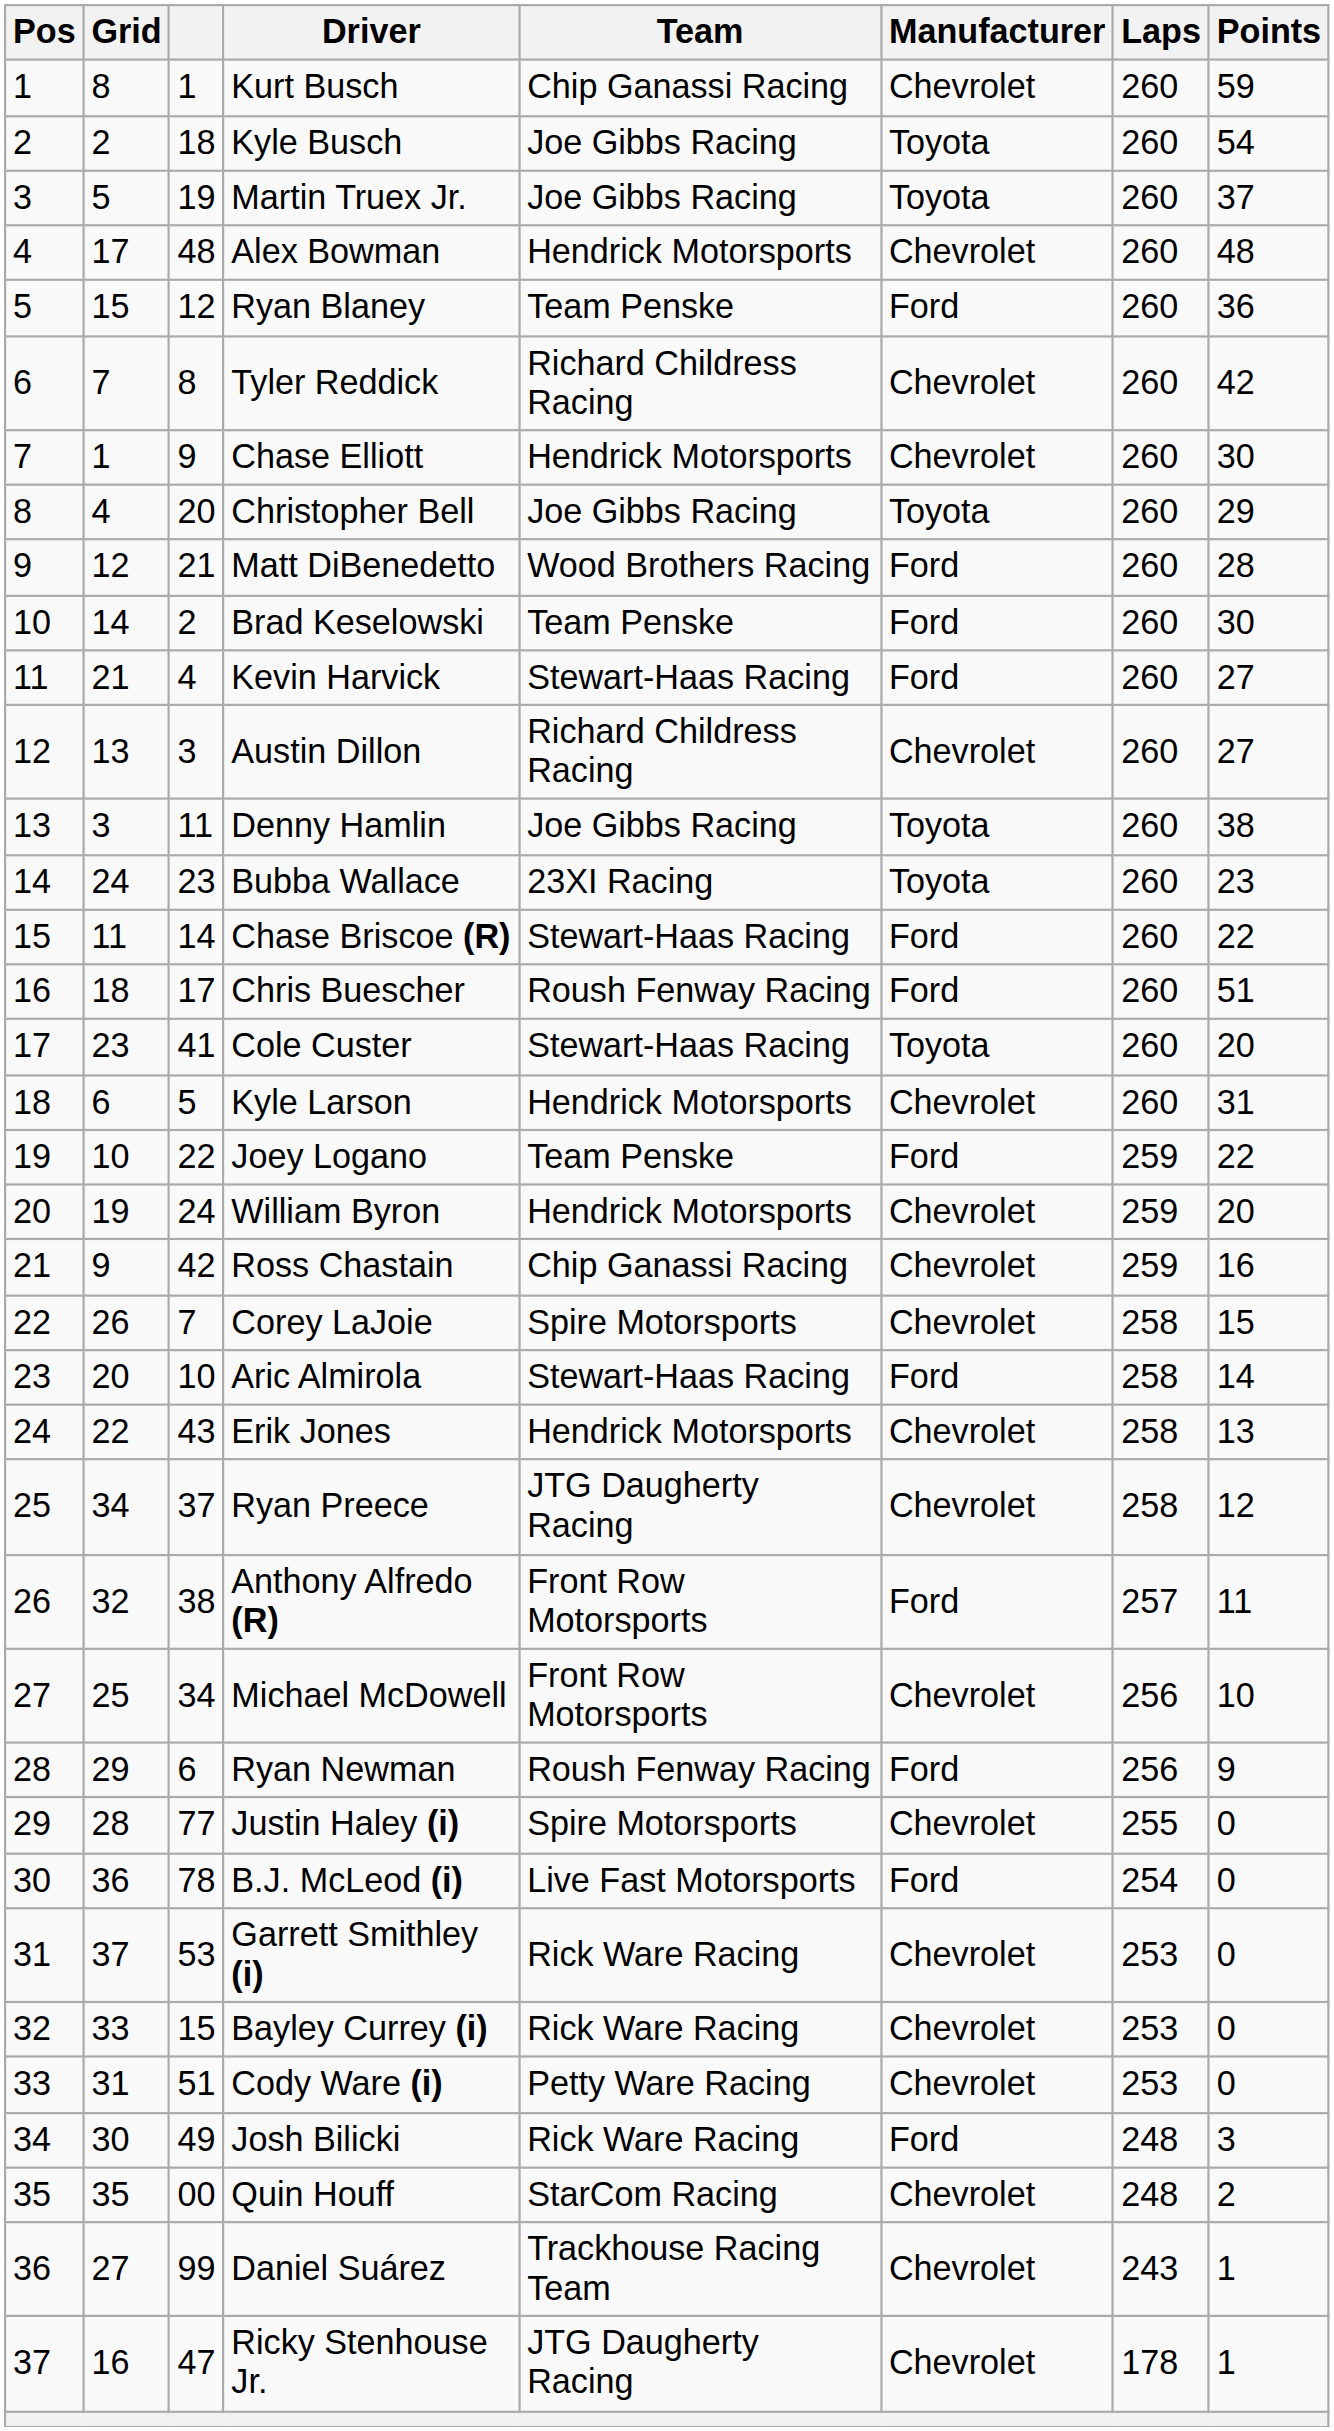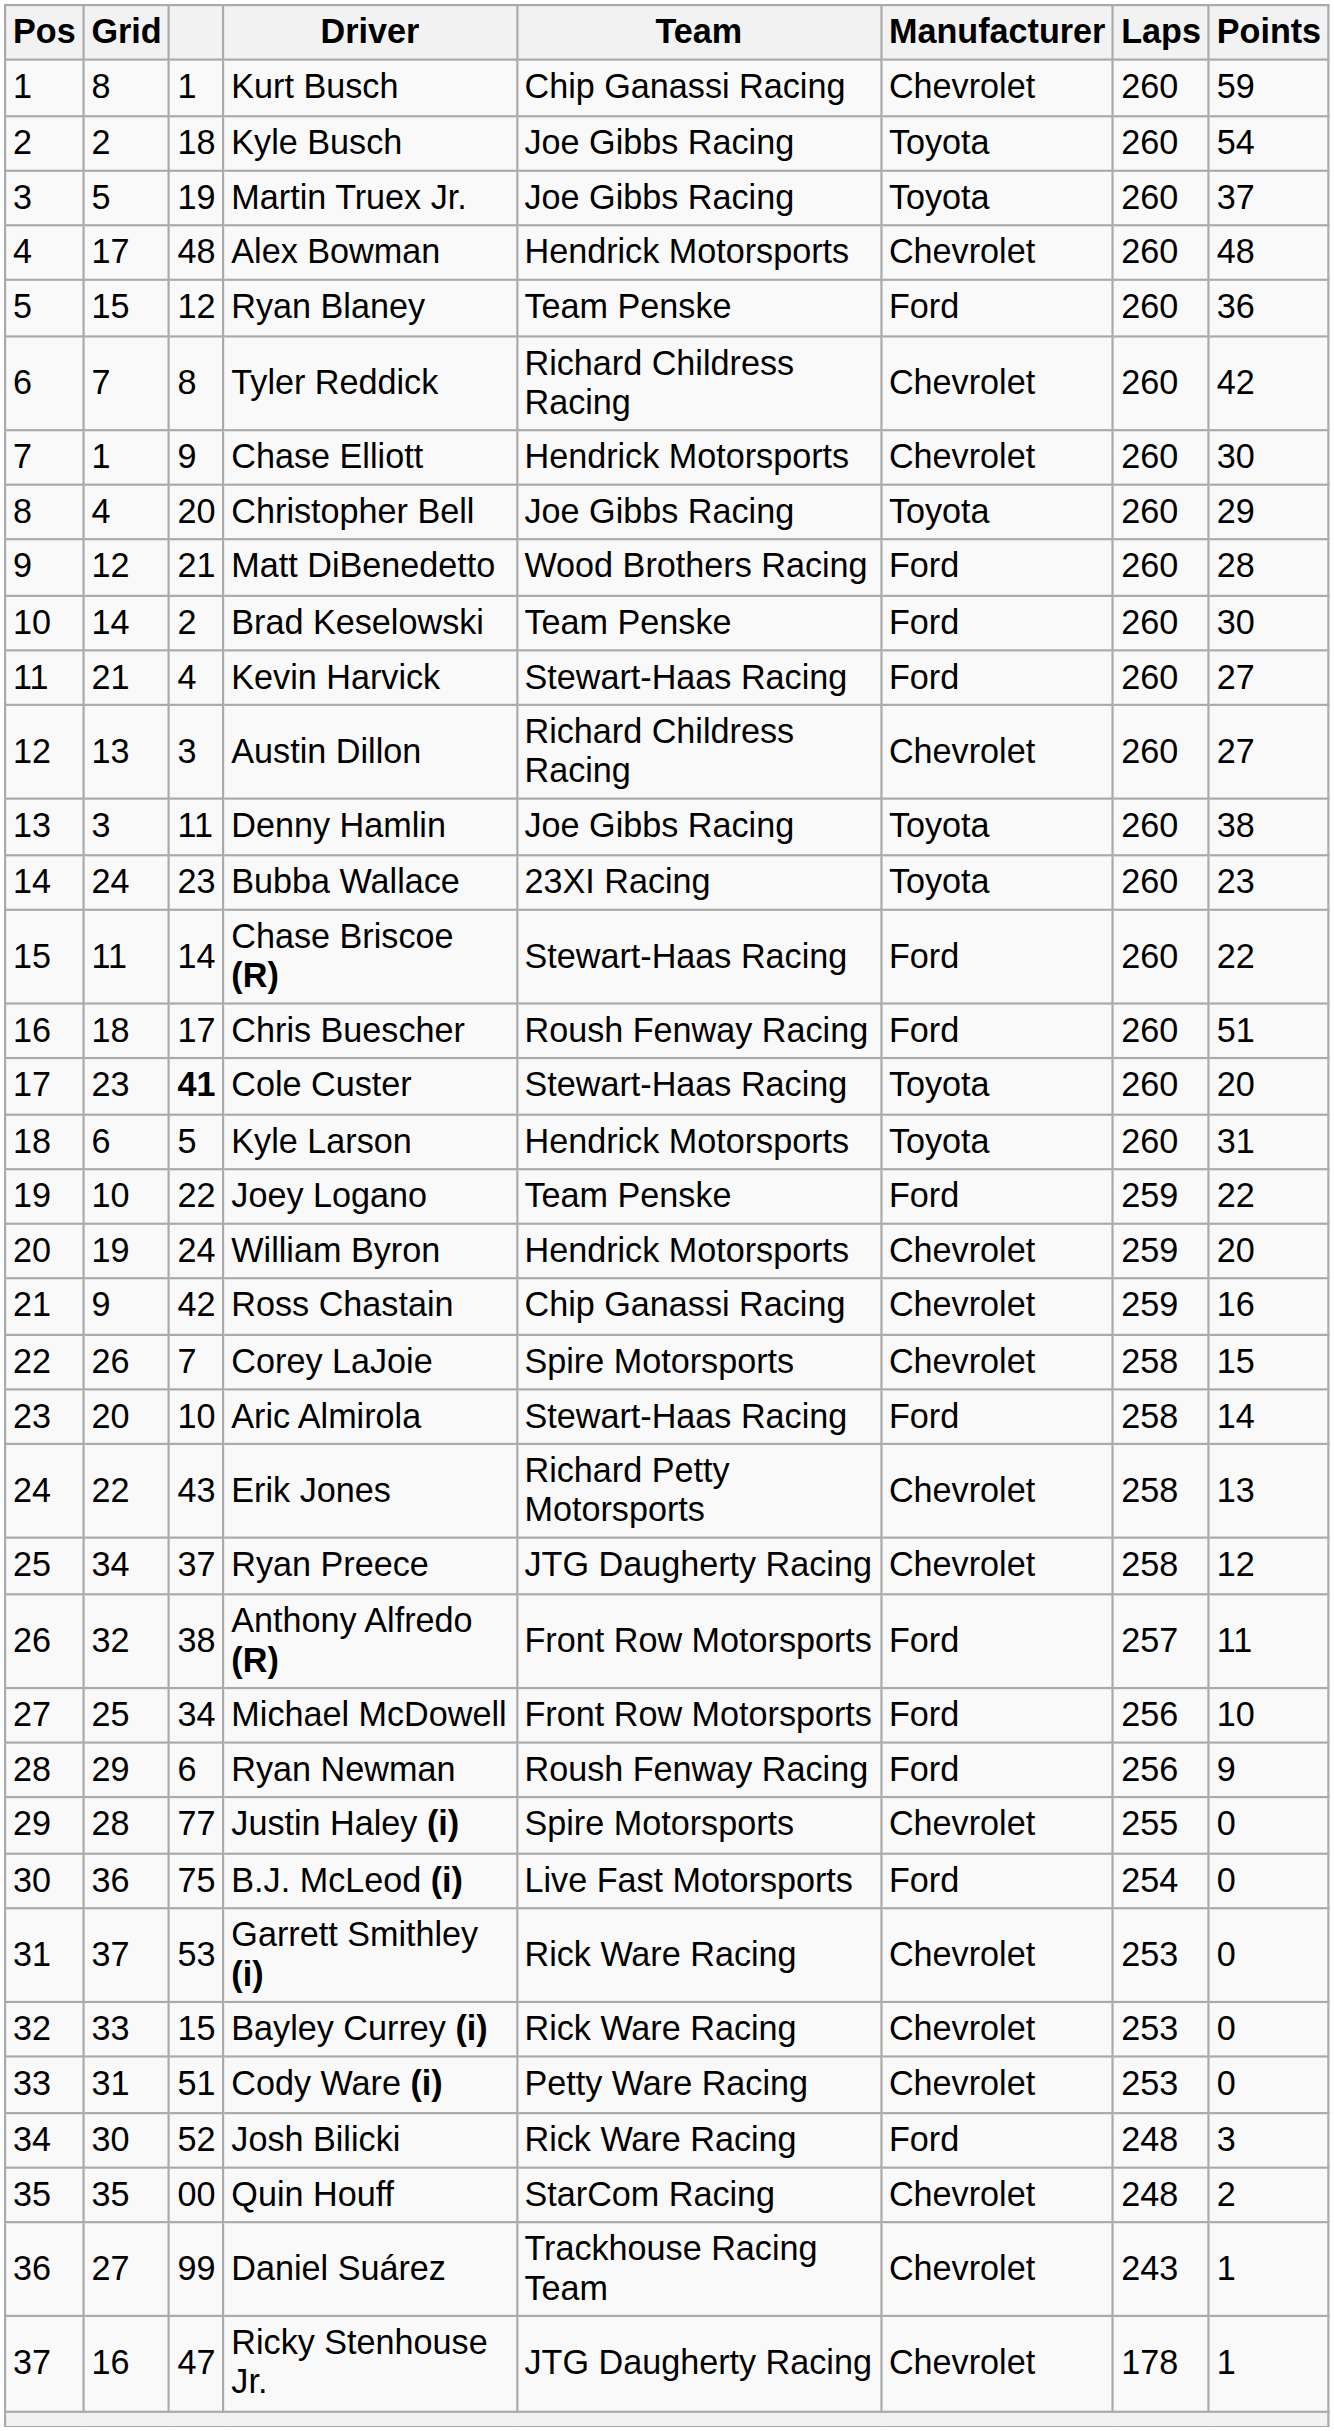(197, 1045) normal -> (197, 1085) bold
(962, 1100) Chevrolet -> (939, 1140) Toyota
(689, 1431) Hendrick Motorsports -> (627, 1490) Richard Petty Motorsports
(962, 1694) Chevrolet -> (924, 1714) Ford
(197, 1879) 78 -> (197, 1879) 75
(197, 2138) 49 -> (197, 2138) 52
